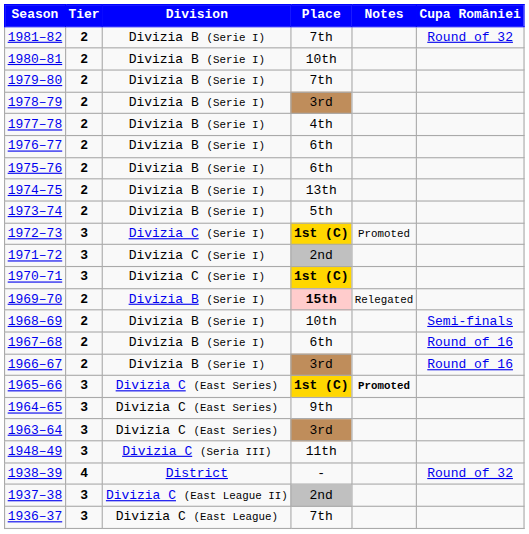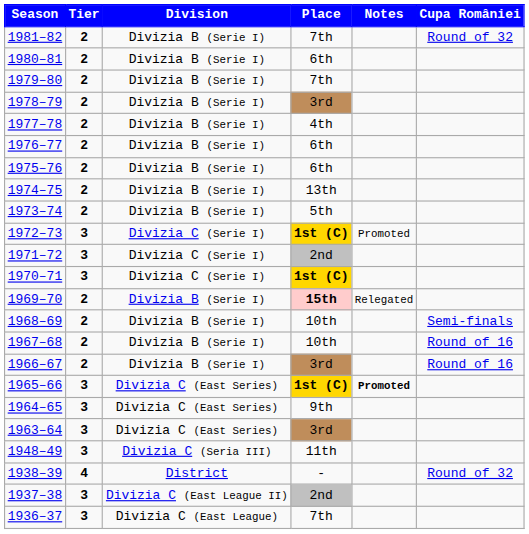(321, 59) 10th -> (321, 59) 6th
(321, 342) 6th -> (321, 342) 10th
